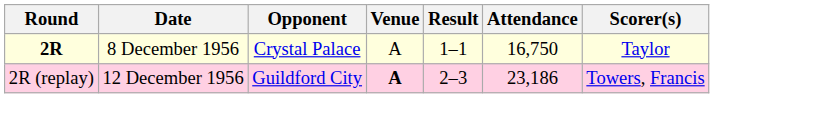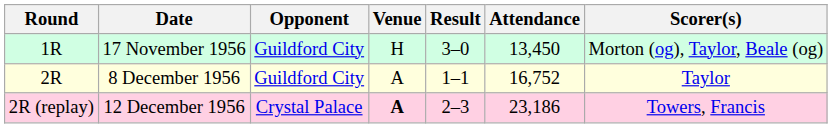+ row: (174, 48)
(51, 48) bold -> (51, 78) normal
(307, 48) Crystal Palace -> (309, 78) Guildford City
(532, 48) 16,750 -> (535, 78) 16,752
(307, 78) Guildford City -> (309, 107) Crystal Palace
